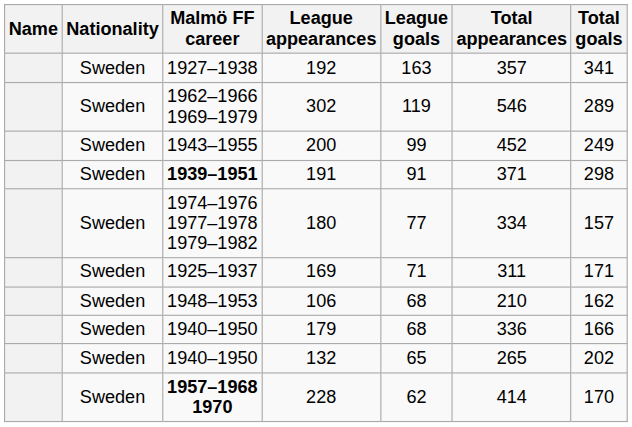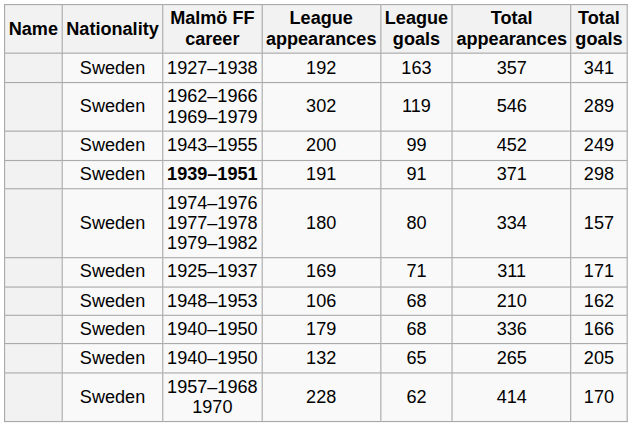(416, 223) 77 -> (416, 223) 80
(599, 358) 202 -> (599, 358) 205
(212, 397) bold -> (212, 397) normal
